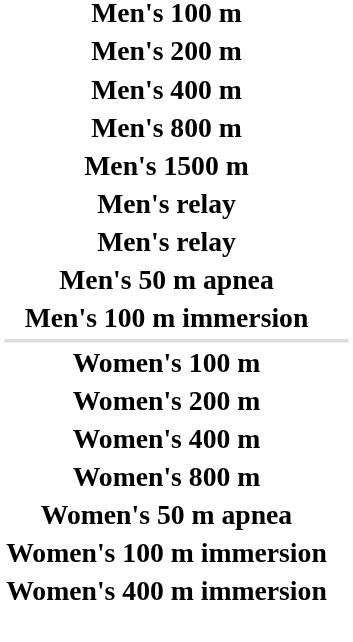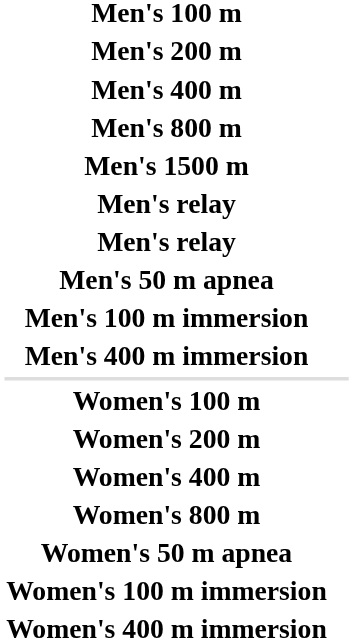+ row: (166, 355)
